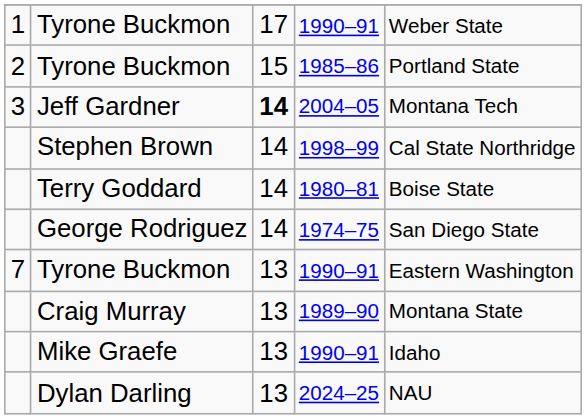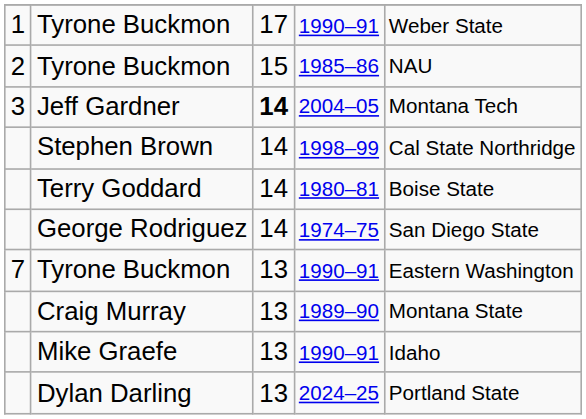(454, 66) Portland State -> (411, 66) NAU
(411, 393) NAU -> (454, 393) Portland State
